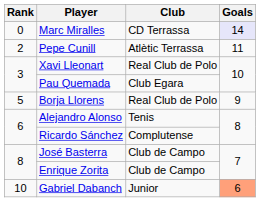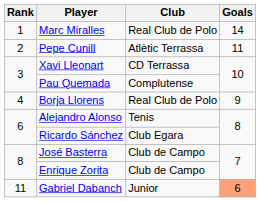(20, 30) 0 -> (20, 30) 1
(159, 30) CD Terrassa -> (173, 30) Real Club de Polo
(238, 30) lavender background -> (238, 30) no background
(173, 65) Real Club de Polo -> (159, 65) CD Terrassa
(156, 83) Club Egara -> (161, 83) Complutense
(20, 100) 5 -> (20, 100) 4
(161, 135) Complutense -> (156, 135) Club Egara
(20, 188) 10 -> (20, 188) 11
